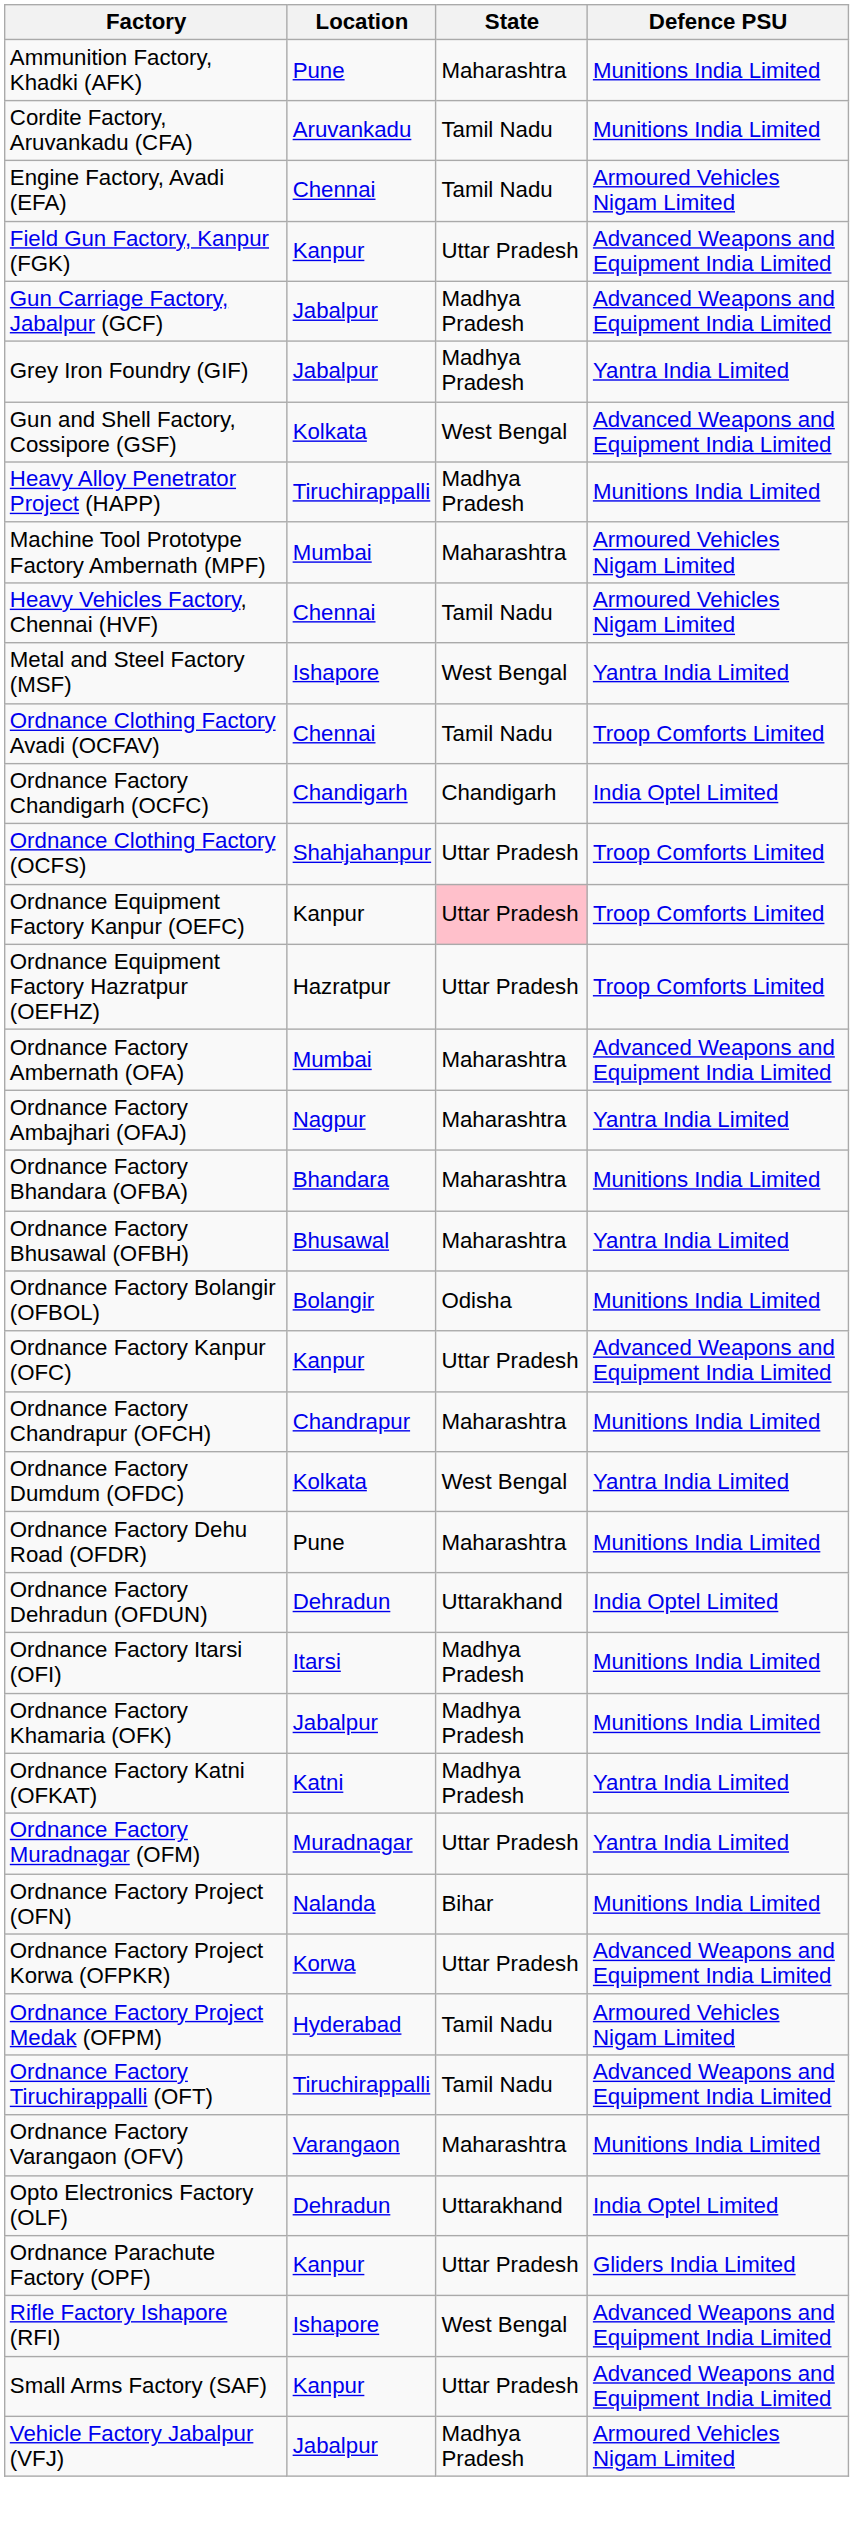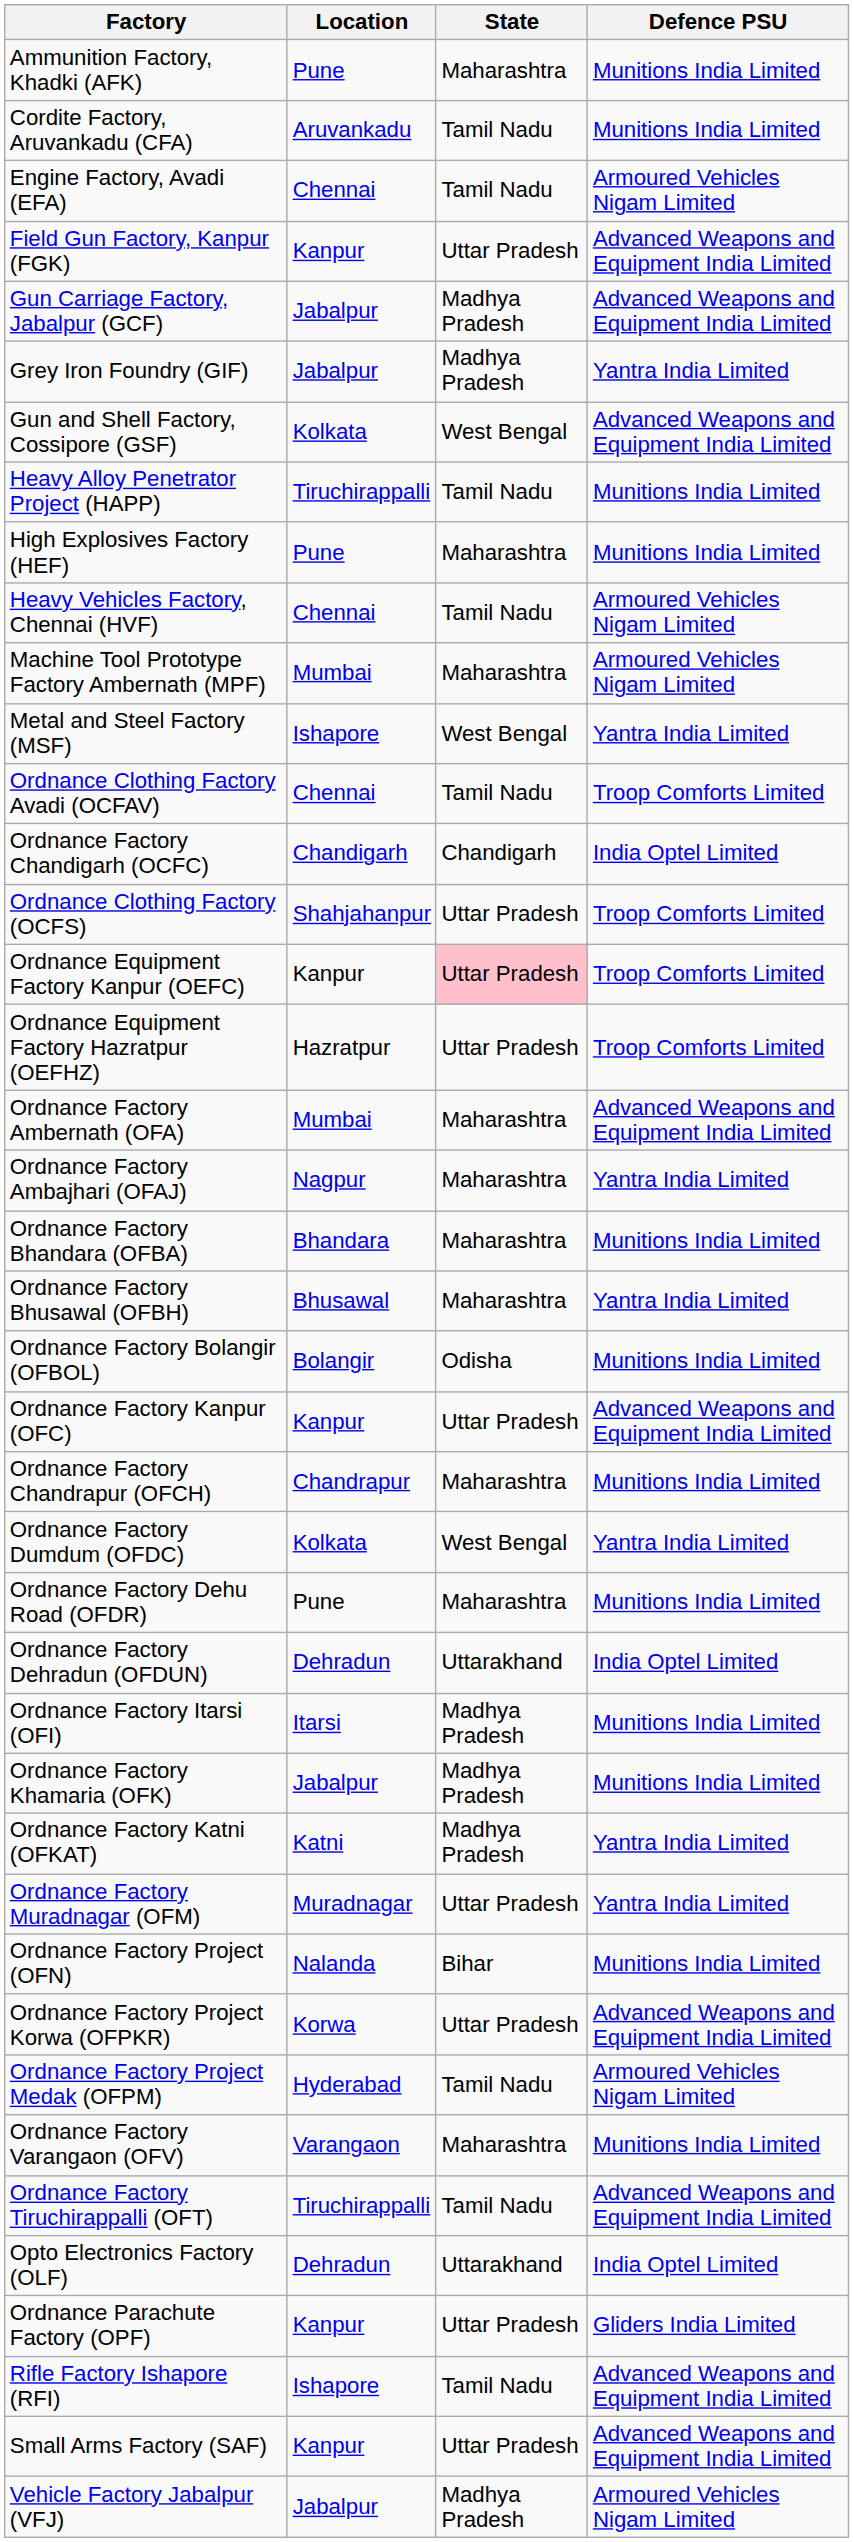(483, 491) Madhya Pradesh -> (497, 491) Tamil Nadu
+ row: (129, 552)
rows swapped: (128, 612) <-> (138, 552)
rows swapped: (111, 2084) <-> (99, 2144)
(504, 2325) West Bengal -> (497, 2386) Tamil Nadu
